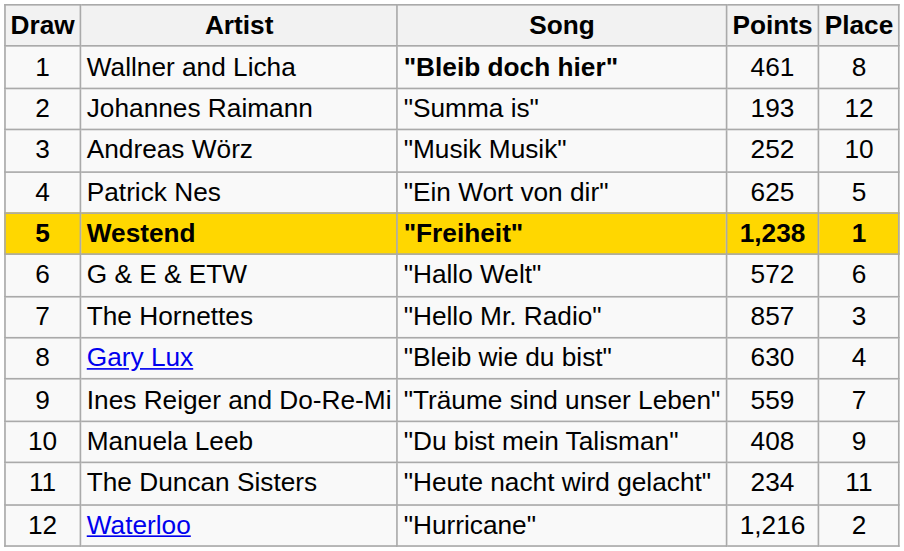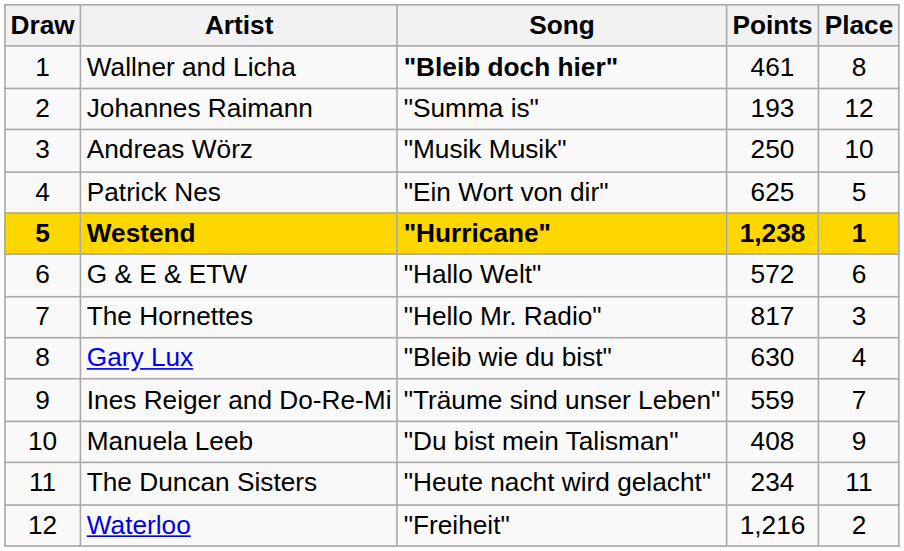(773, 150) 252 -> (773, 150) 250
(463, 233) "Freiheit" -> (477, 233) "Hurricane"
(773, 316) 857 -> (773, 316) 817
(470, 524) "Hurricane" -> (457, 524) "Freiheit"
